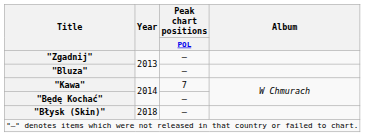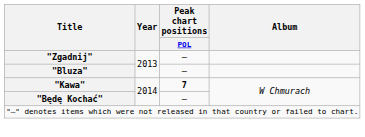(184, 85) normal -> (184, 85) bold
- row: (70, 112)
